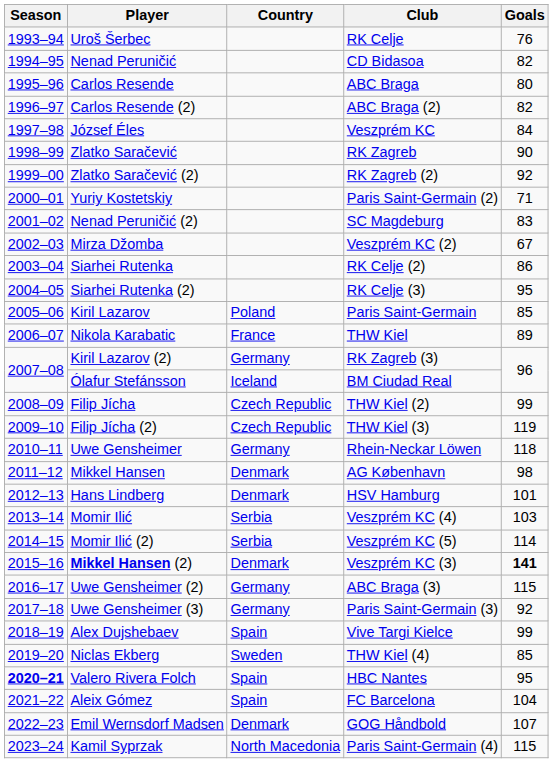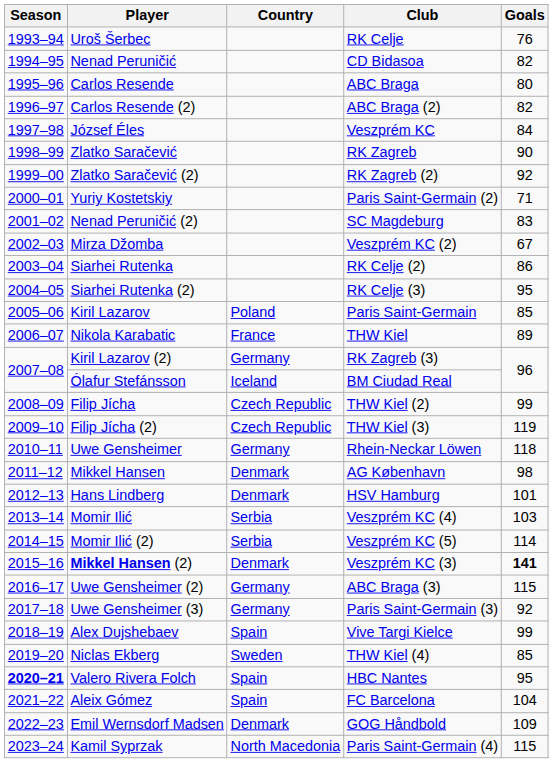(525, 723) 107 -> (525, 723) 109
